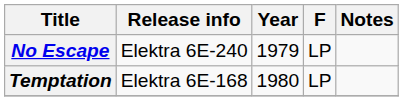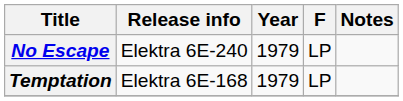(278, 80) 1980 -> (278, 80) 1979
